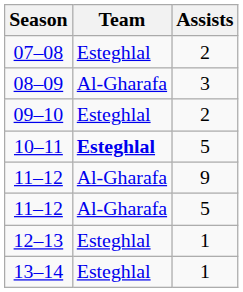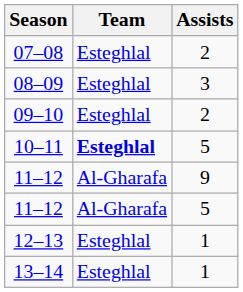(122, 83) Al-Gharafa -> (114, 83) Esteghlal
